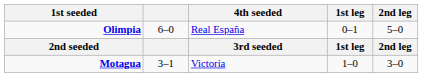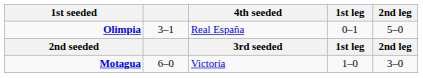(166, 30) 6–0 -> (166, 30) 3–1
(166, 64) 3–1 -> (166, 64) 6–0
